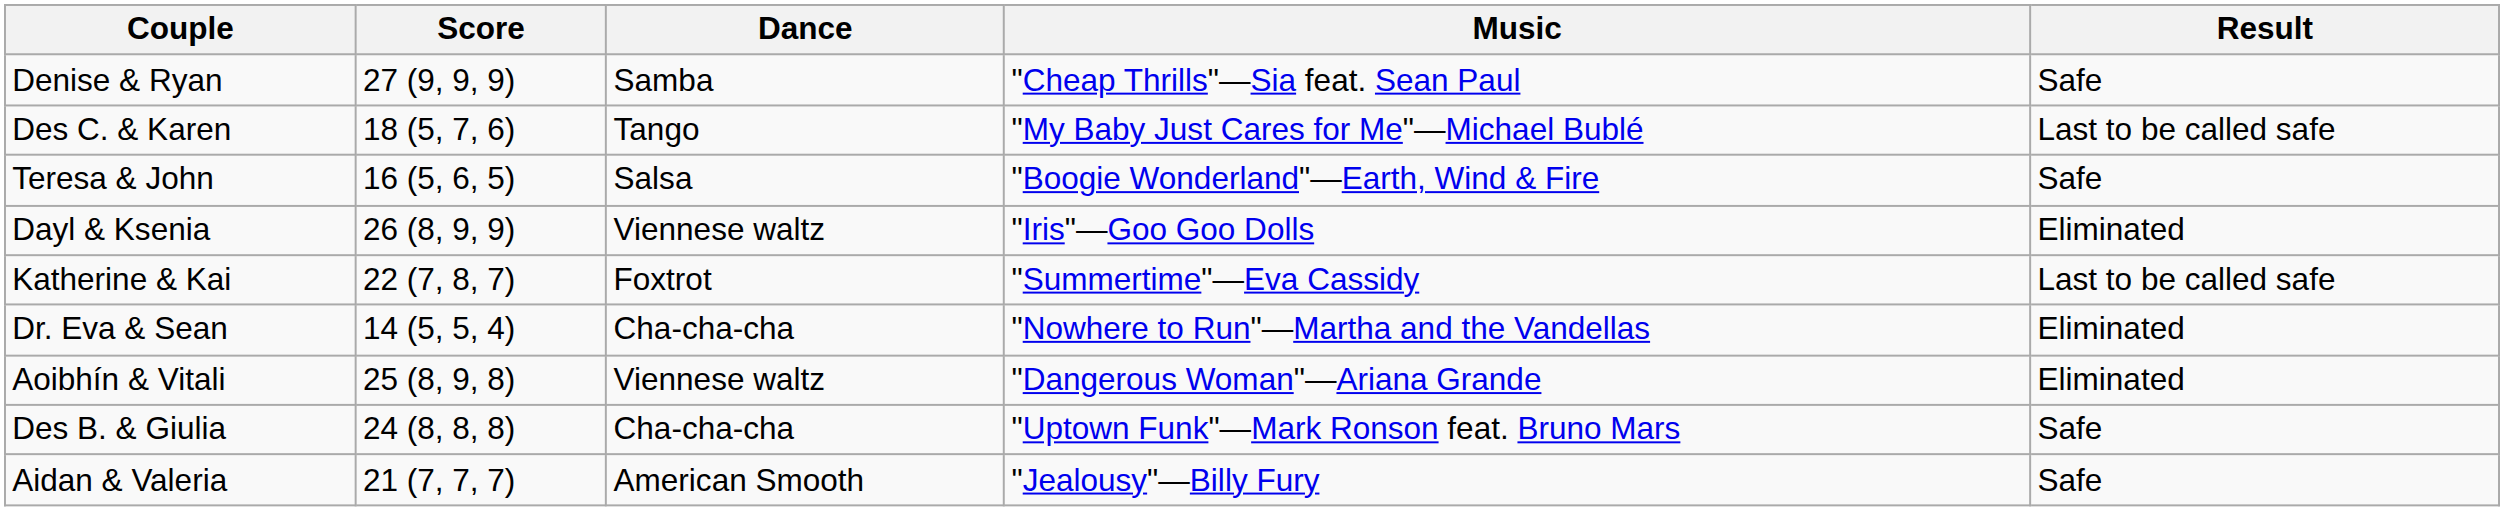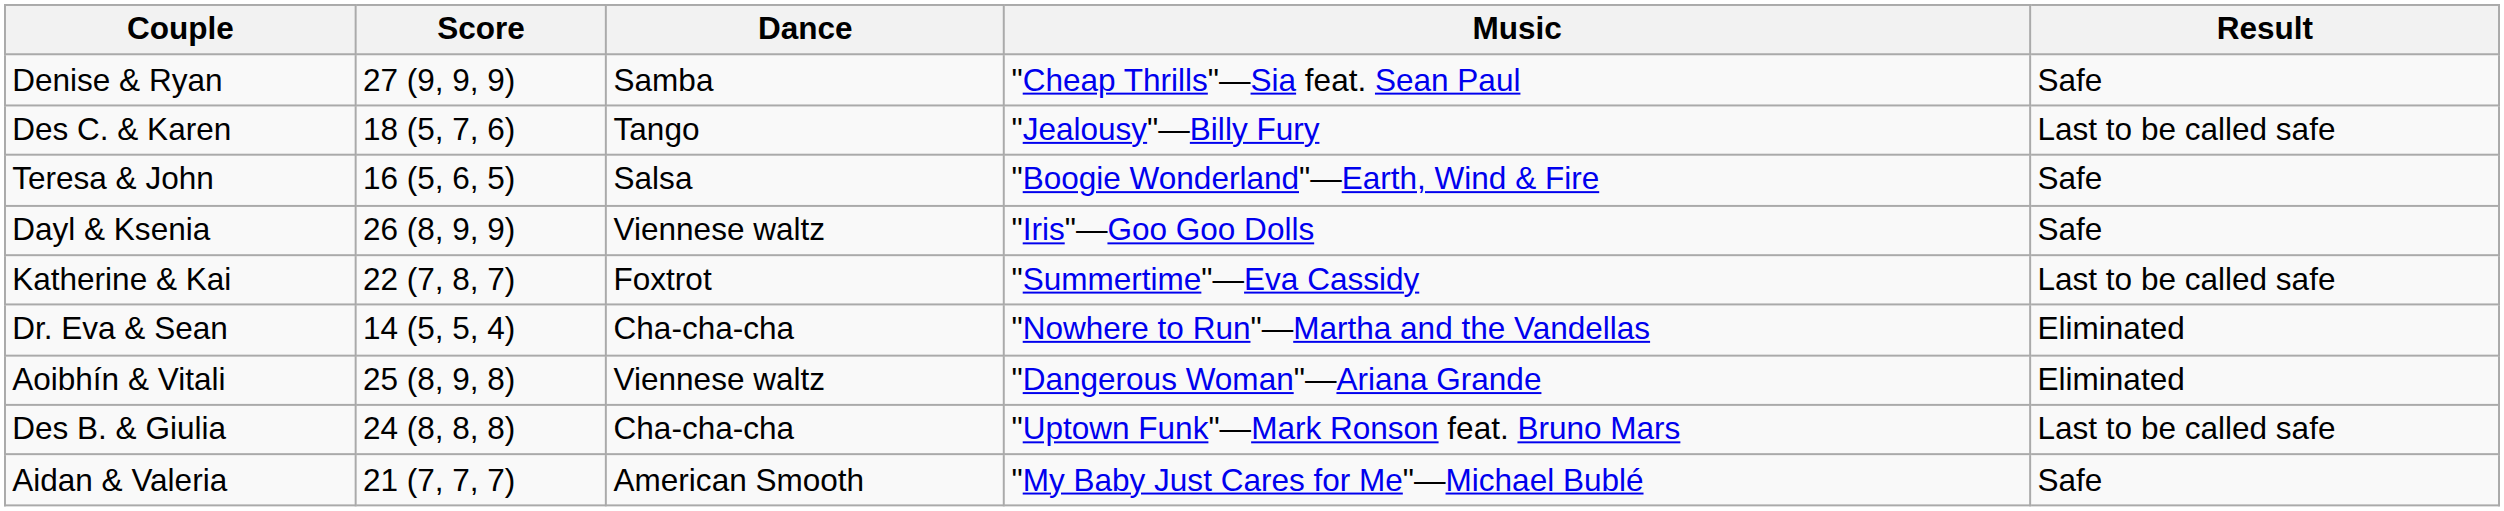(1328, 129) "My Baby Just Cares for Me"—Michael Bublé -> (1165, 129) "Jealousy"—Billy Fury
(2111, 229) Eliminated -> (2070, 229) Safe
(2070, 429) Safe -> (2186, 429) Last to be called safe
(1165, 479) "Jealousy"—Billy Fury -> (1328, 479) "My Baby Just Cares for Me"—Michael Bublé
